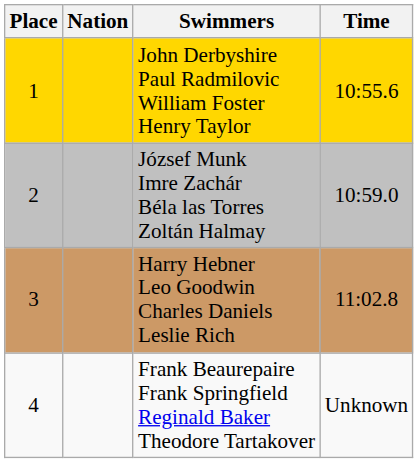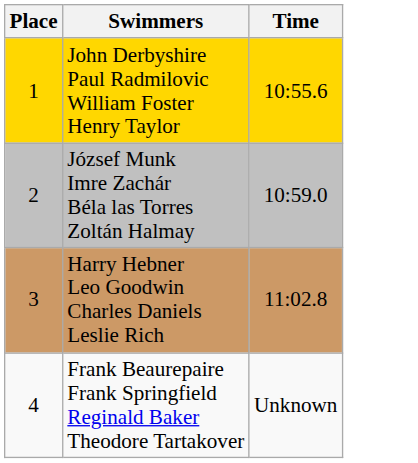- column: (98, 21)
